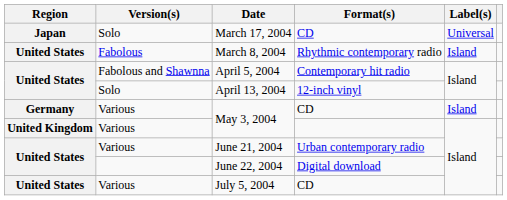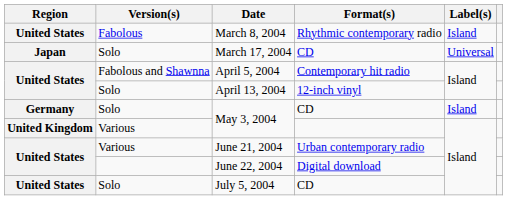rows swapped: (250, 52) <-> (253, 33)
(117, 109) Various -> (109, 109) Solo
(117, 185) Various -> (109, 185) Solo
